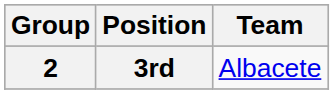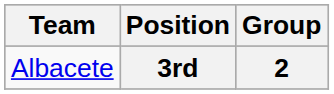columns swapped: (51, 25) <-> (270, 25)
